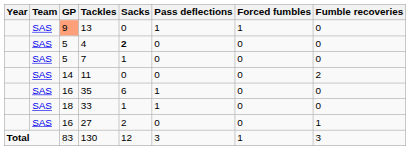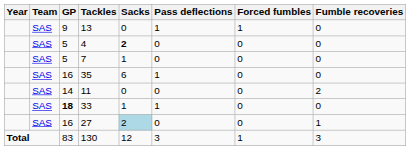(65, 28) lightsalmon background -> (65, 28) no background
rows swapped: (86, 91) <-> (86, 75)
(67, 106) normal -> (67, 106) bold
(124, 122) no background -> (124, 122) lightblue background
